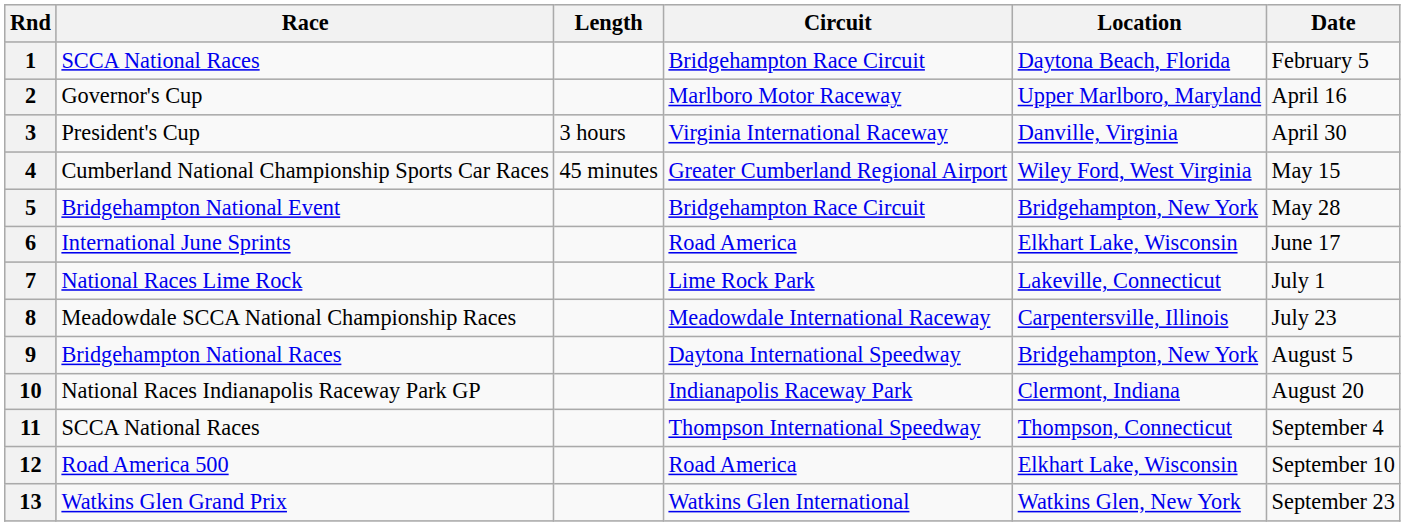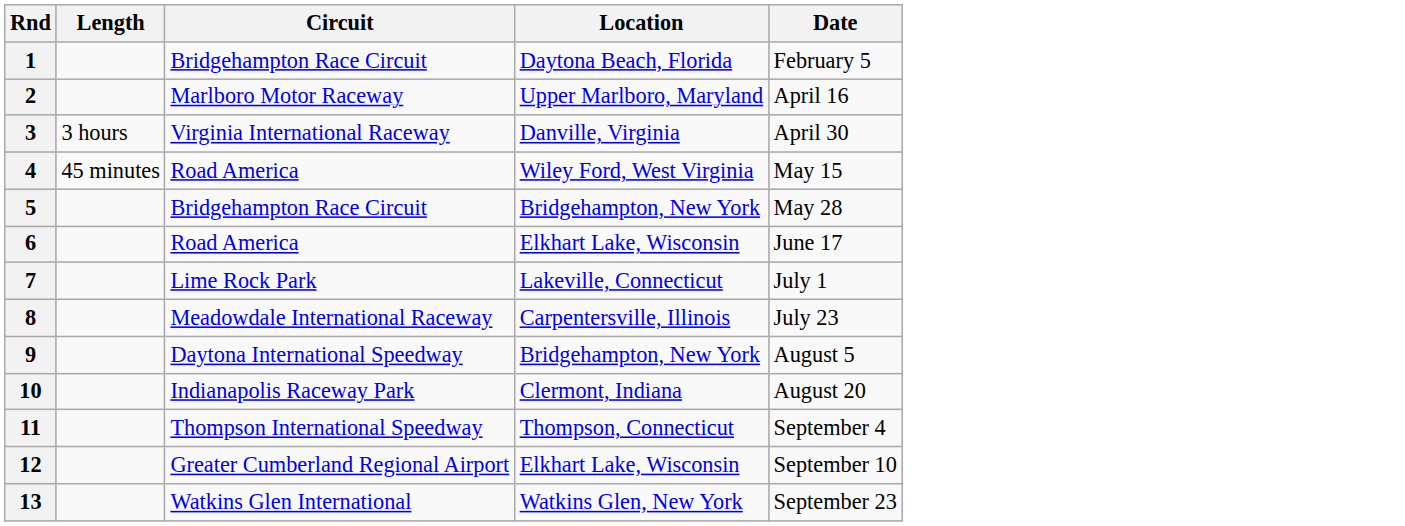- column: (305, 23)
(838, 170) Greater Cumberland Regional Airport -> (234, 170) Road America
(733, 465) Road America -> (340, 465) Greater Cumberland Regional Airport
